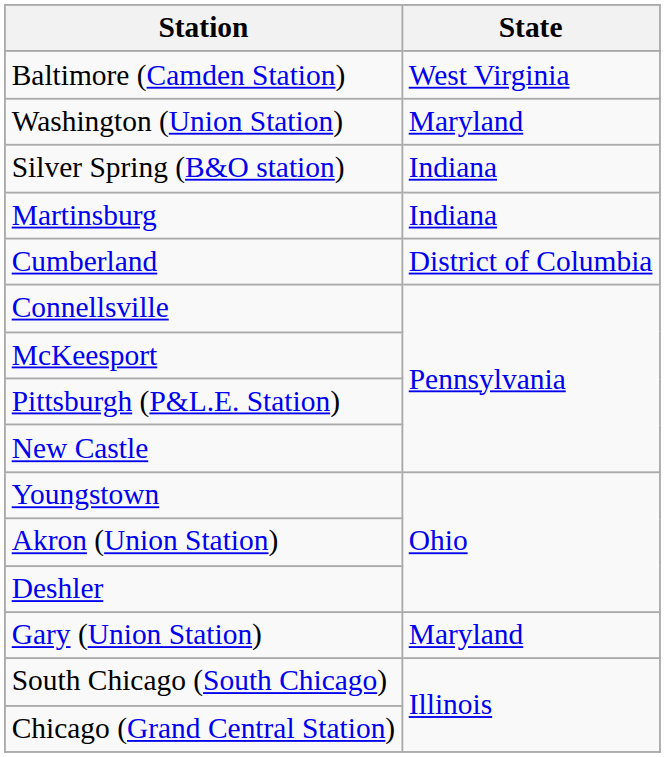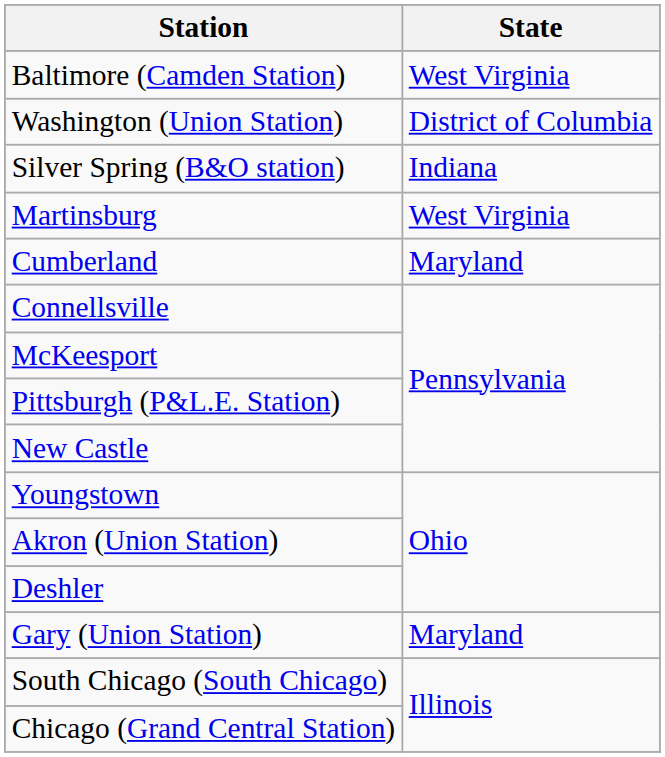(466, 121) Maryland -> (531, 121) District of Columbia
(453, 214) Indiana -> (489, 214) West Virginia
(531, 261) District of Columbia -> (466, 261) Maryland
